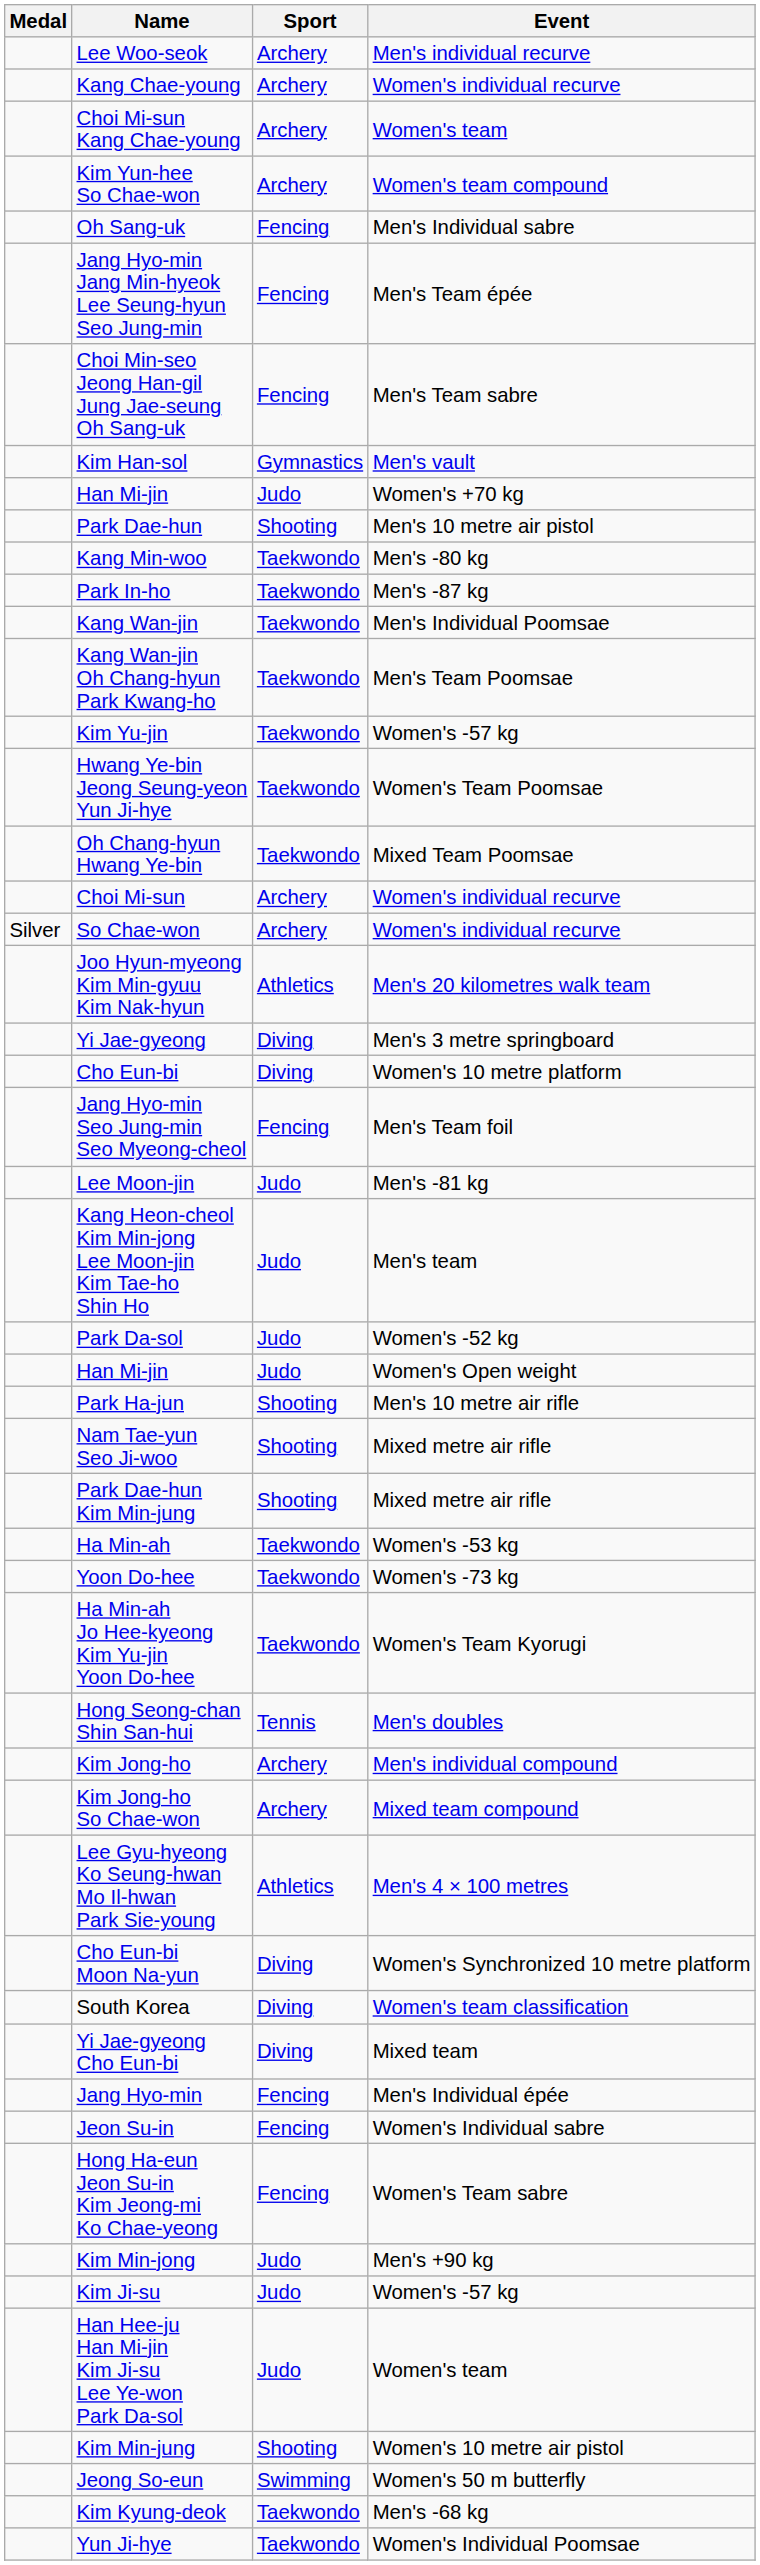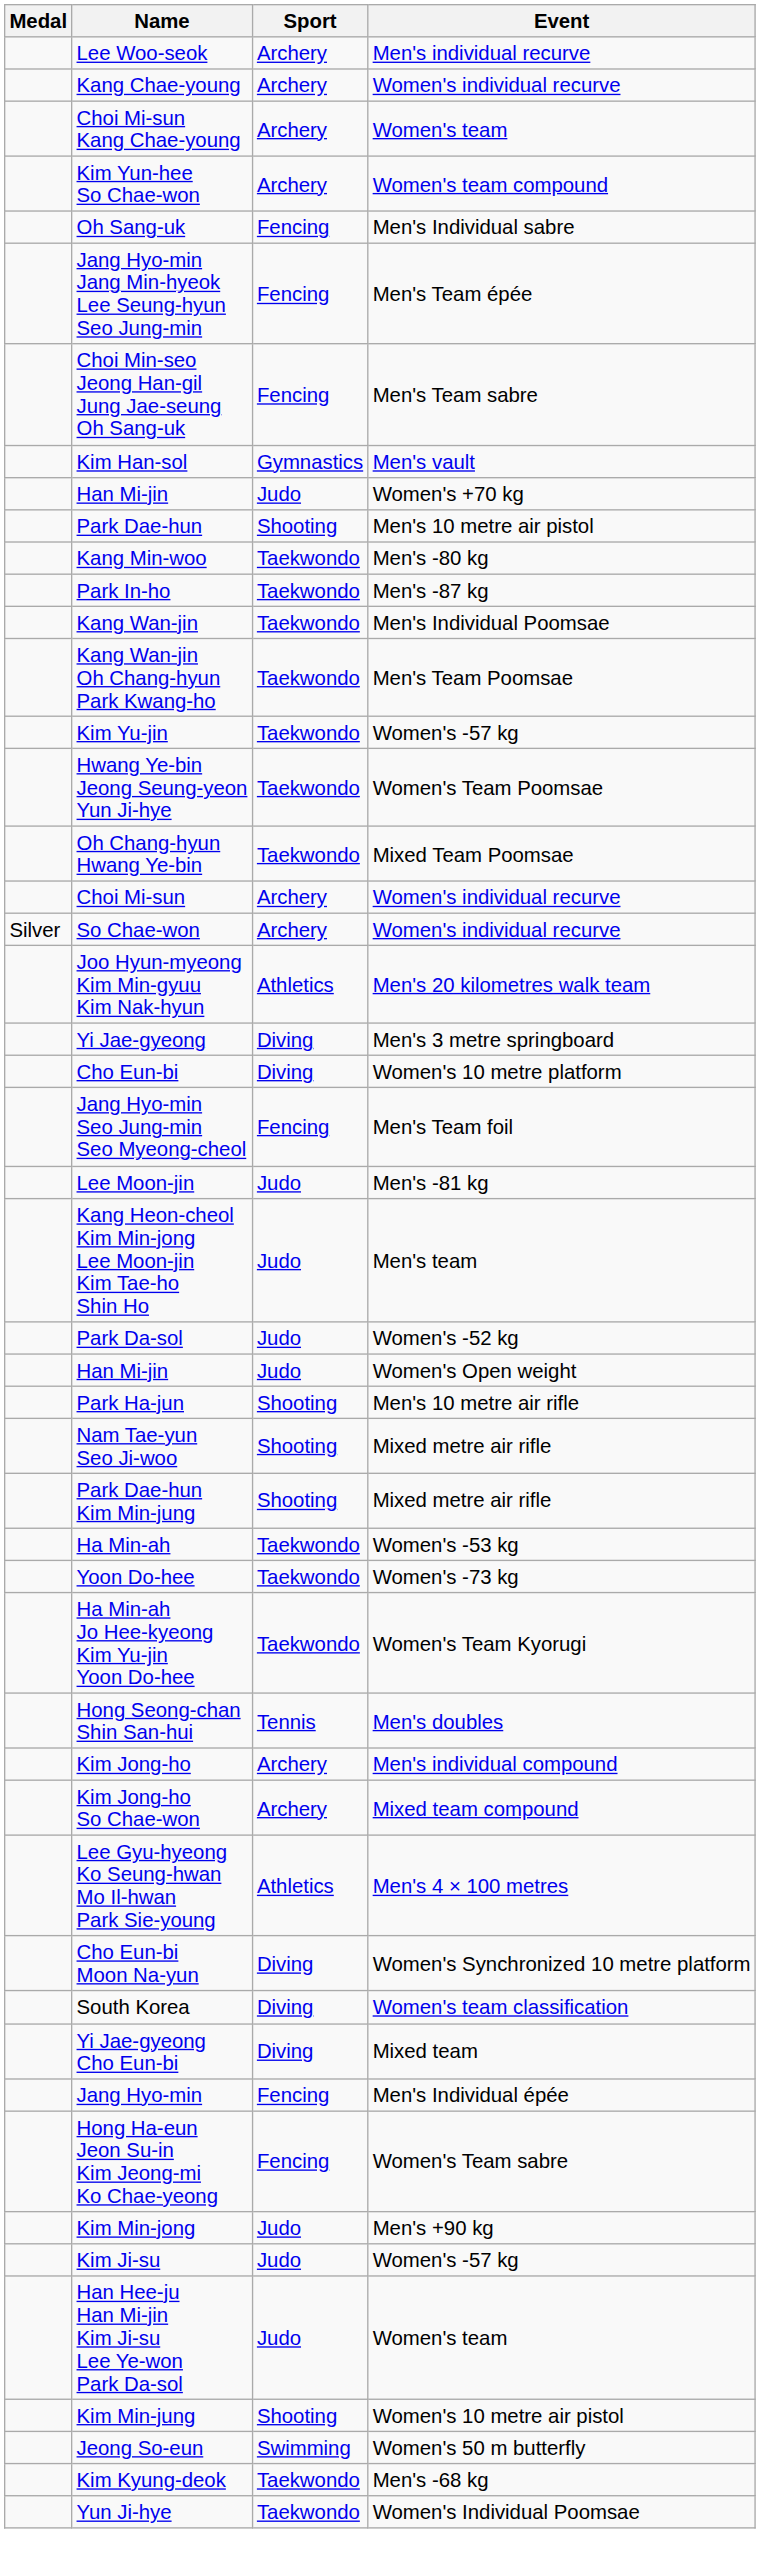- row: (125, 2127)
